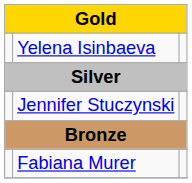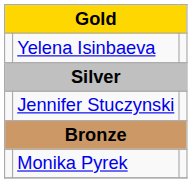- row: (76, 163)
+ row: (72, 163)
